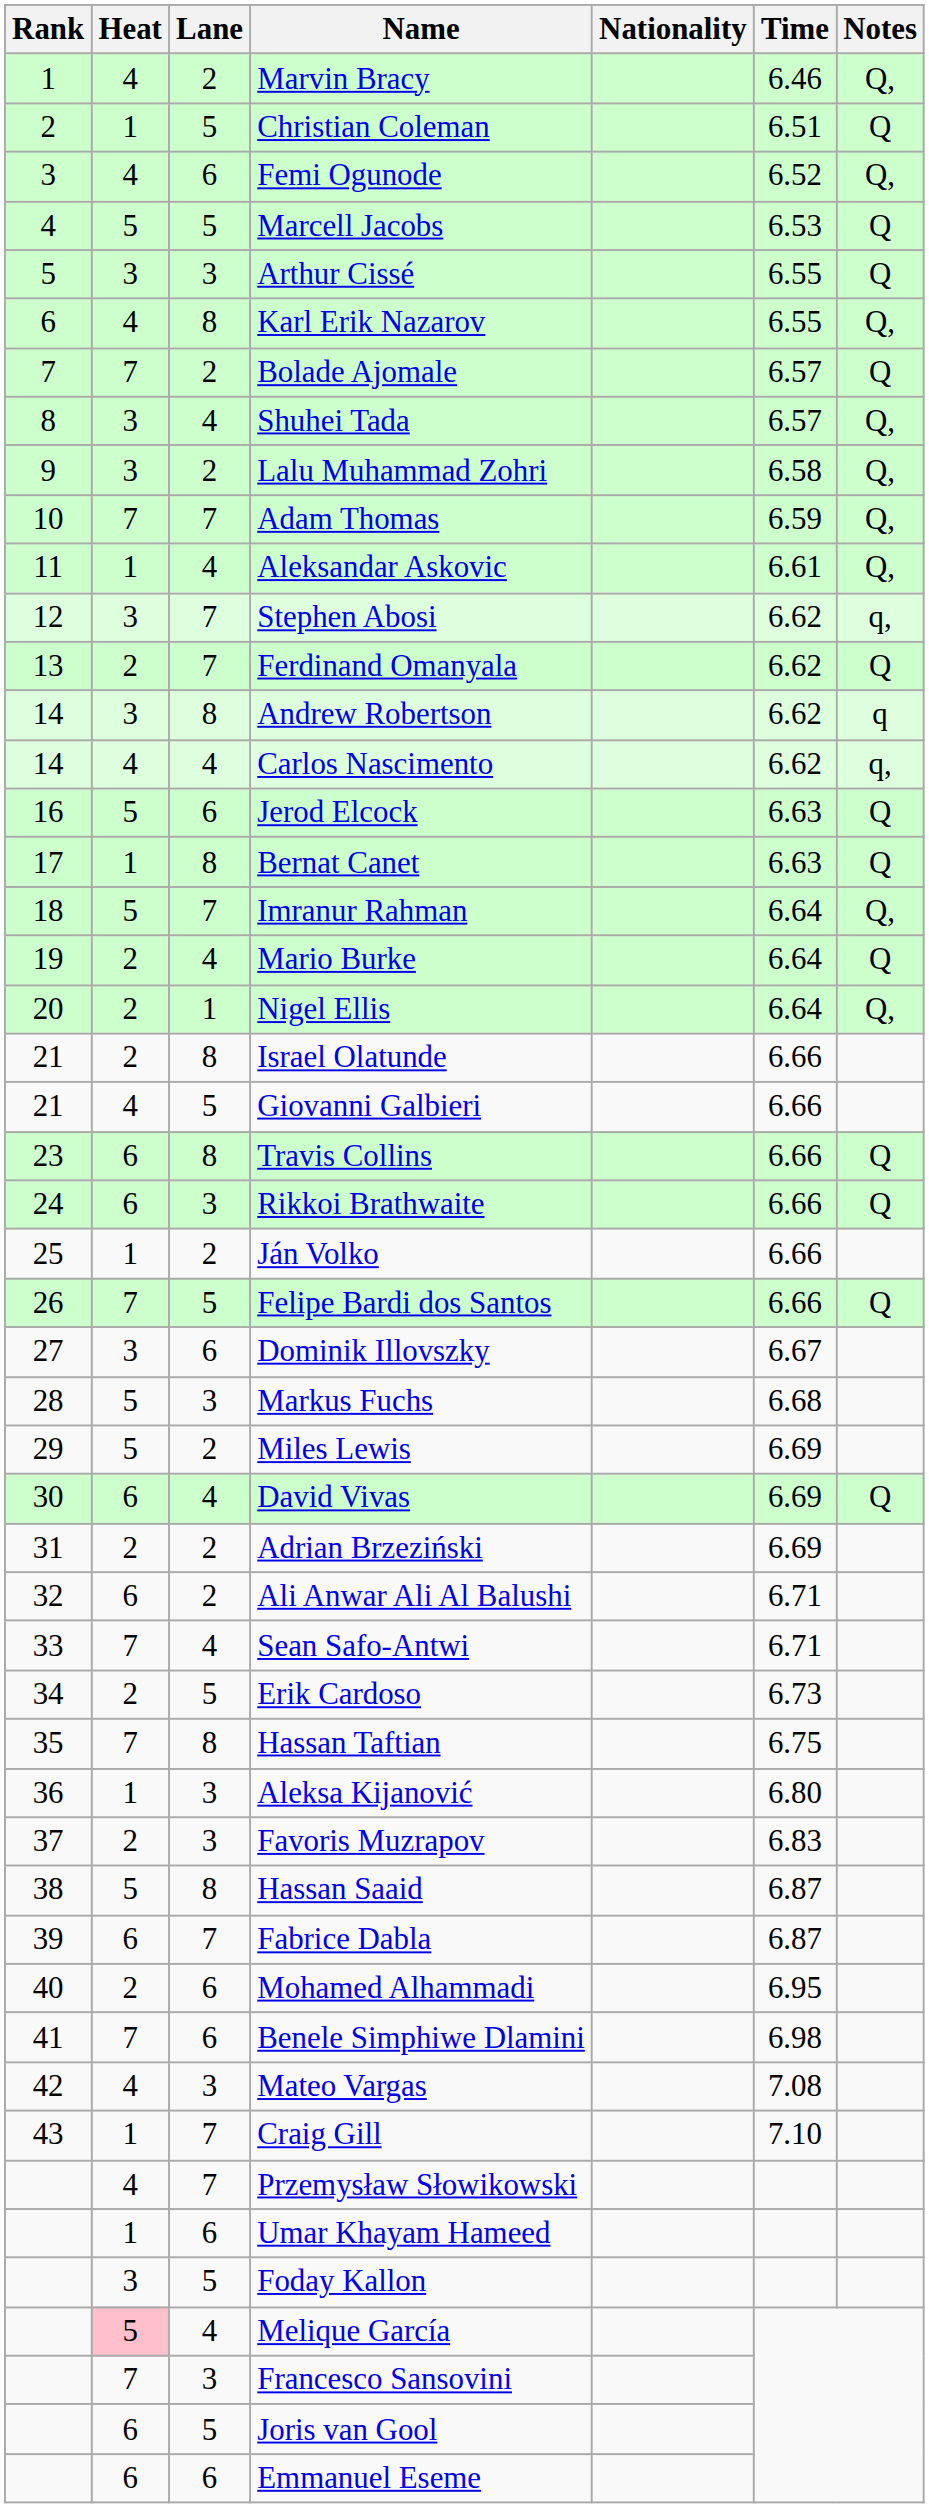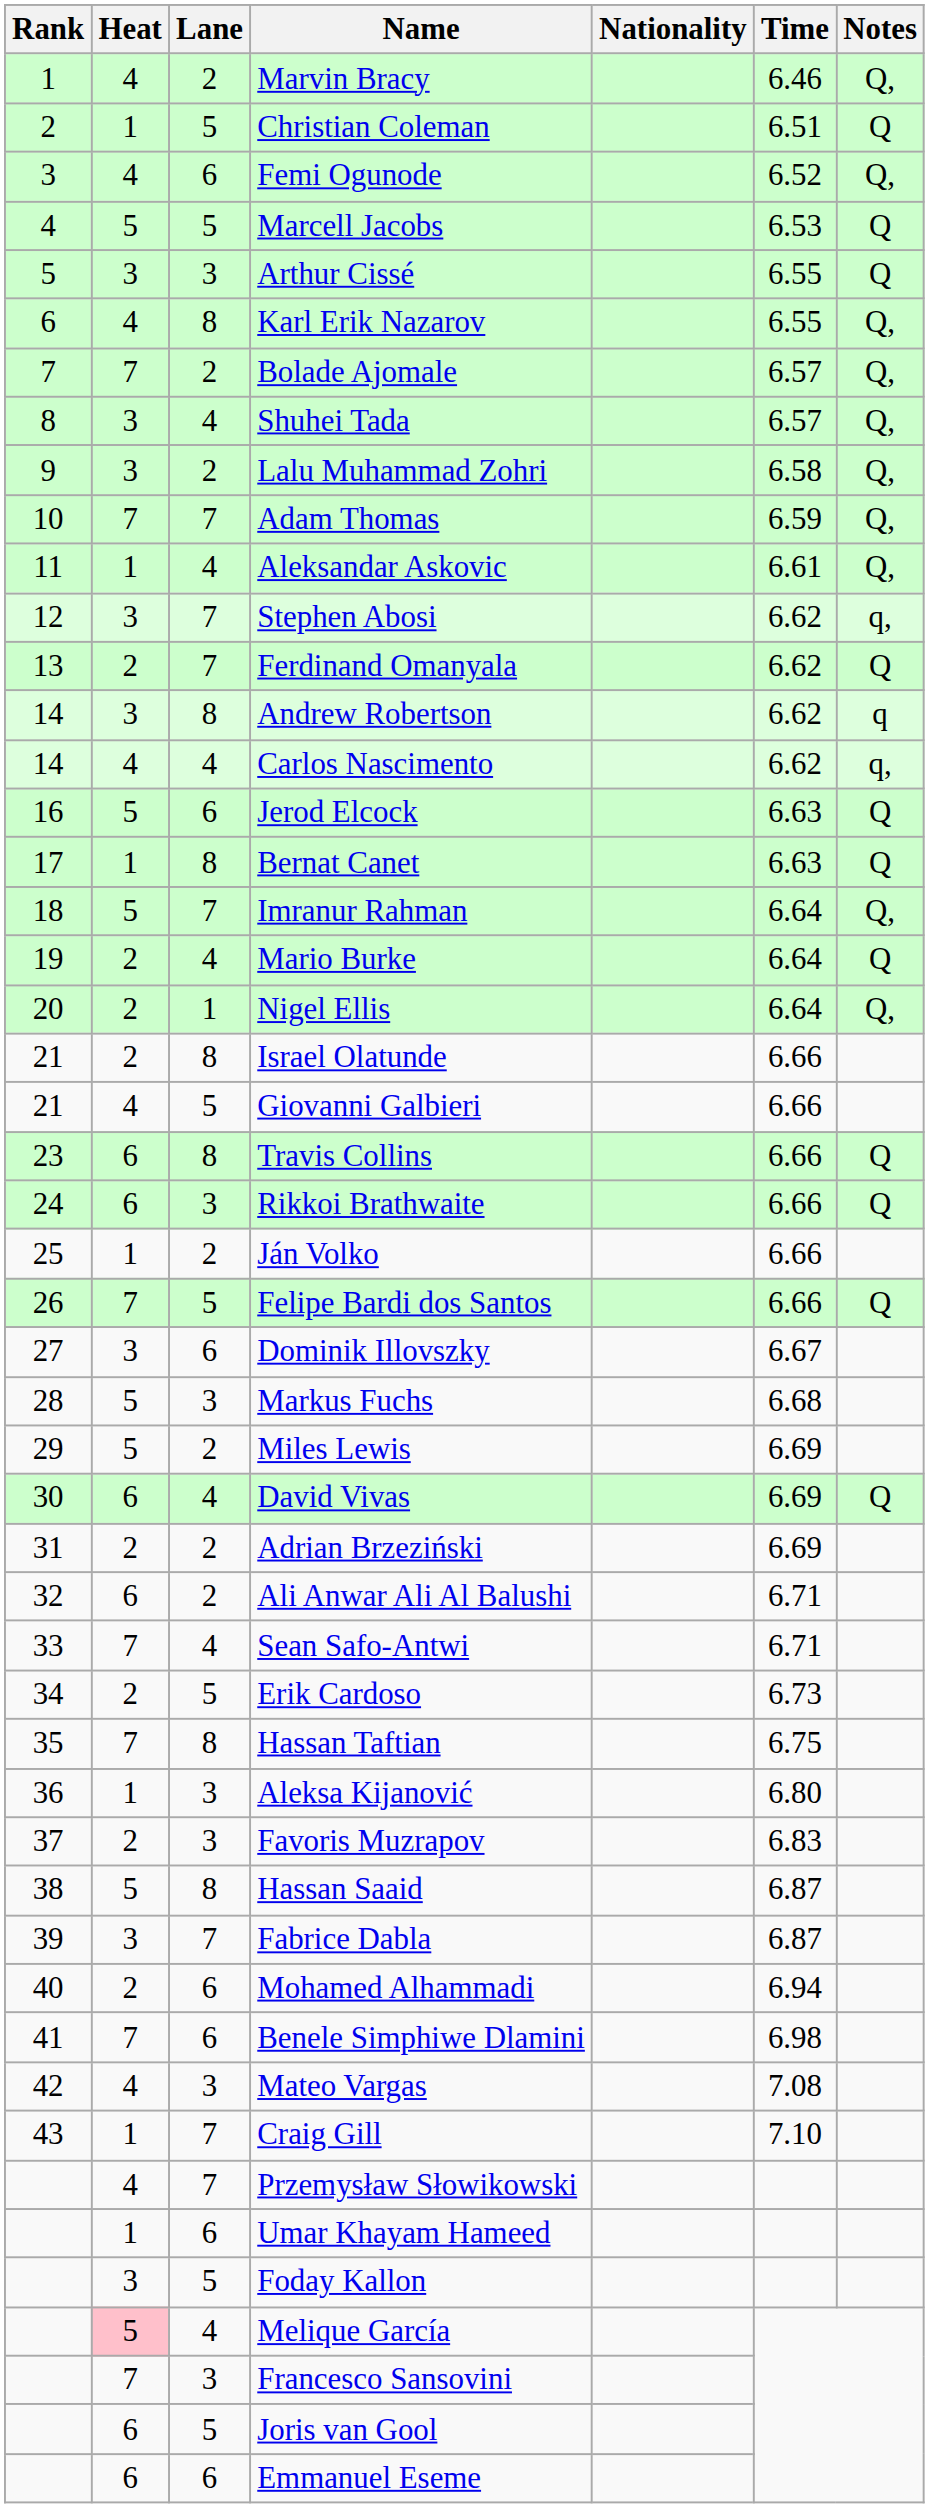(880, 371) Q -> (880, 371) Q,
(130, 1938) 6 -> (130, 1938) 3
(795, 1987) 6.95 -> (795, 1987) 6.94
